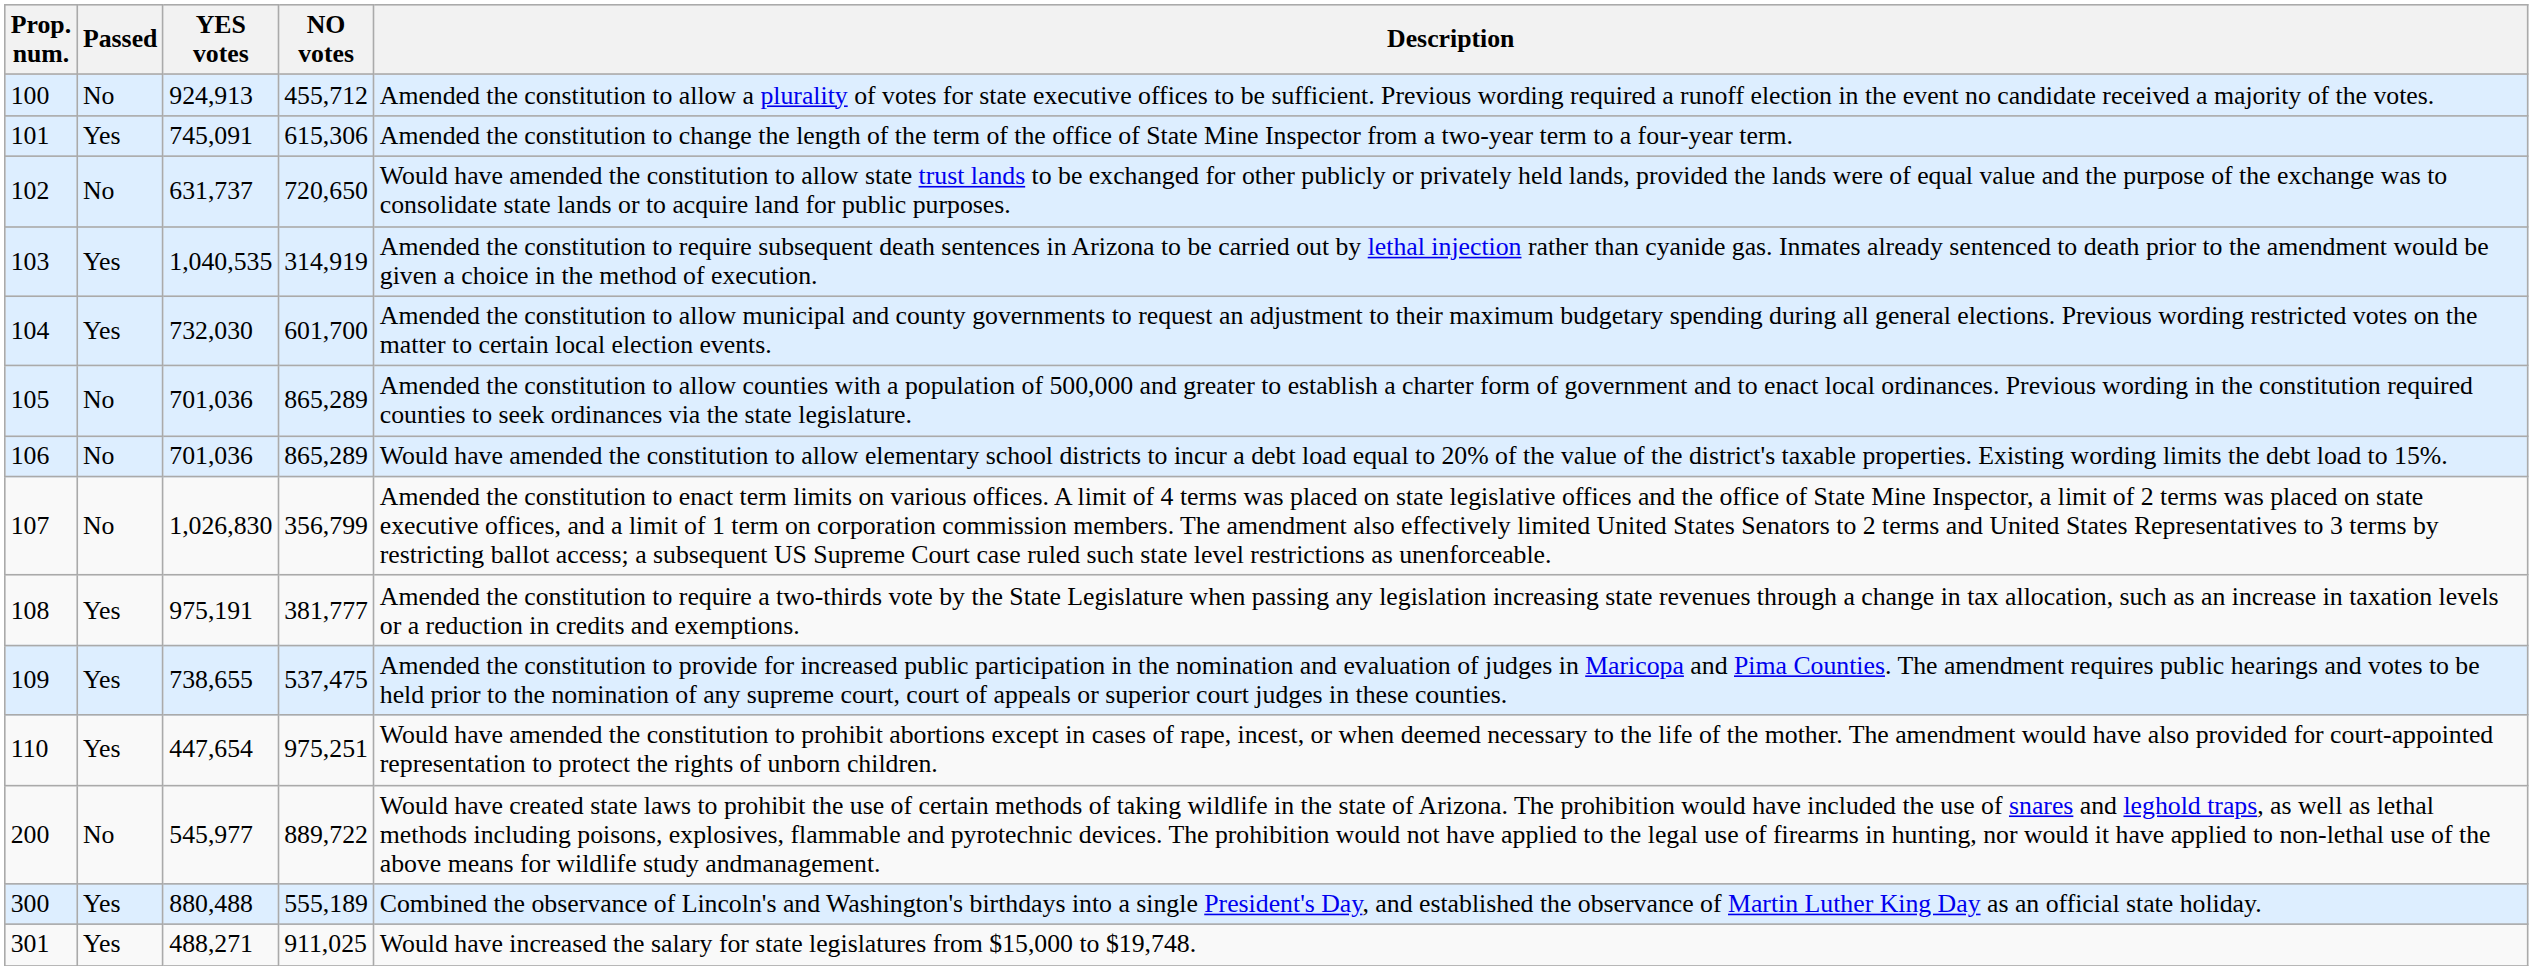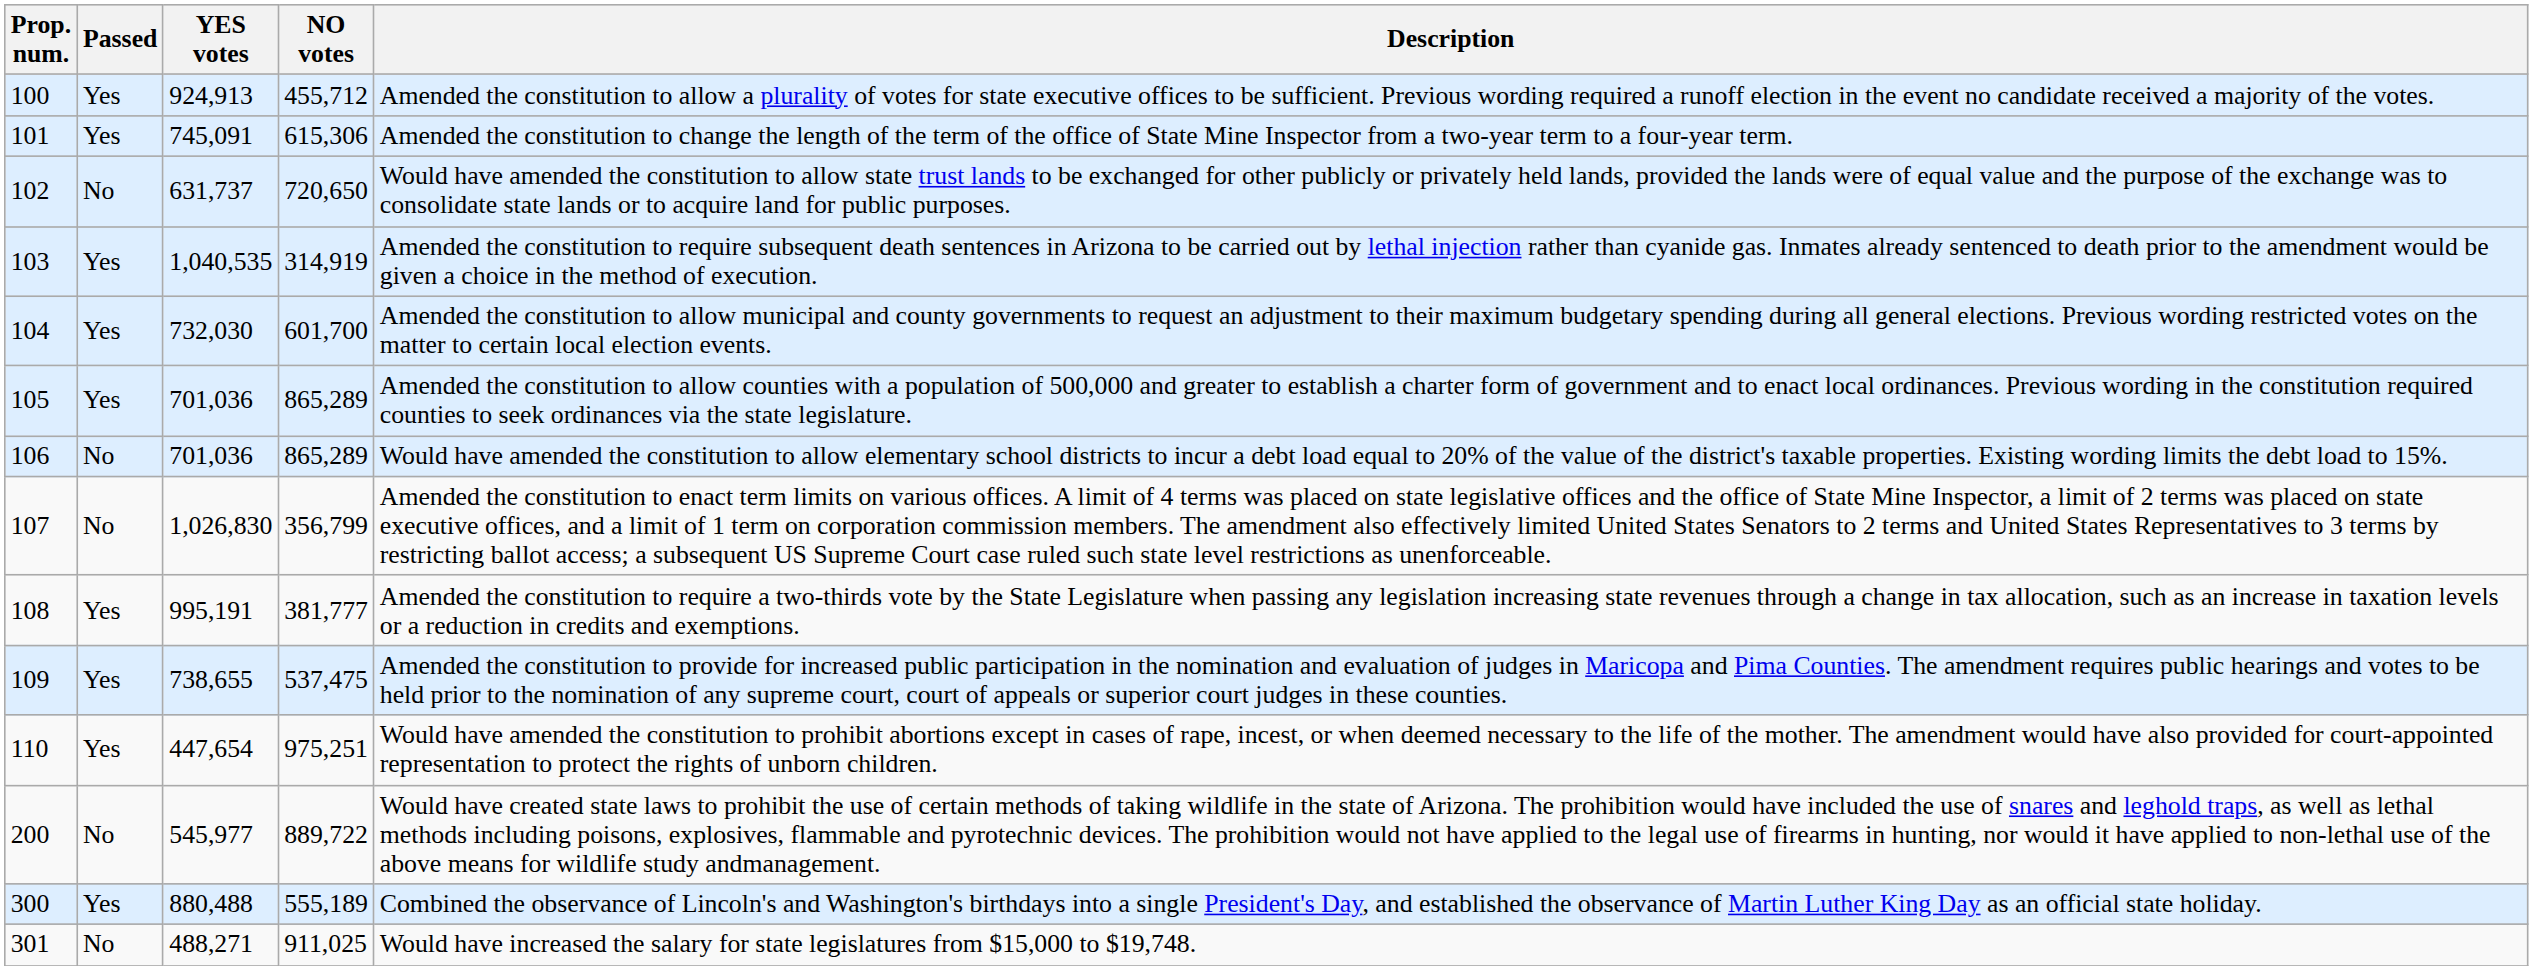(99, 94) No -> (102, 94) Yes
(99, 400) No -> (102, 400) Yes
(211, 609) 975,191 -> (211, 609) 995,191
(102, 944) Yes -> (99, 944) No
